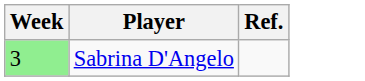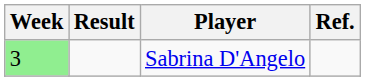+ column: (104, 22)
